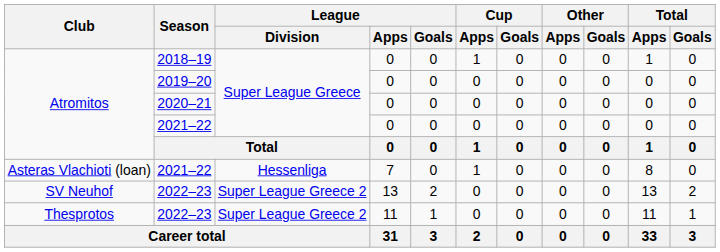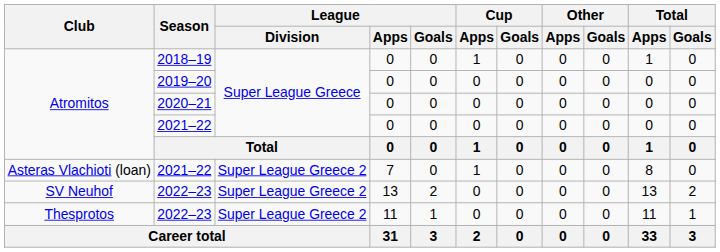(292, 170) Hessenliga -> (292, 170) Super League Greece 2
